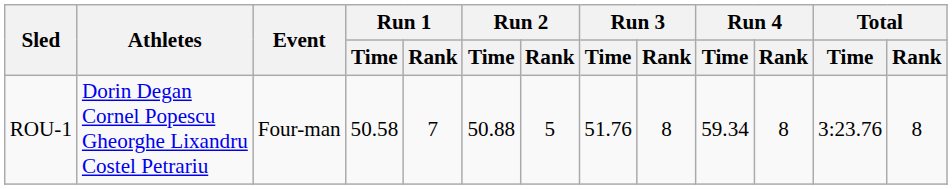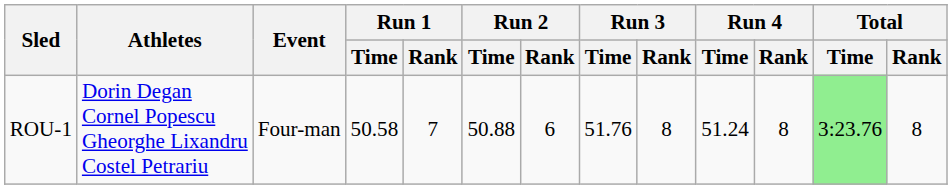(550, 129) 5 -> (550, 129) 6
(725, 129) 59.34 -> (725, 129) 51.24
(850, 129) no background -> (850, 129) lightgreen background
